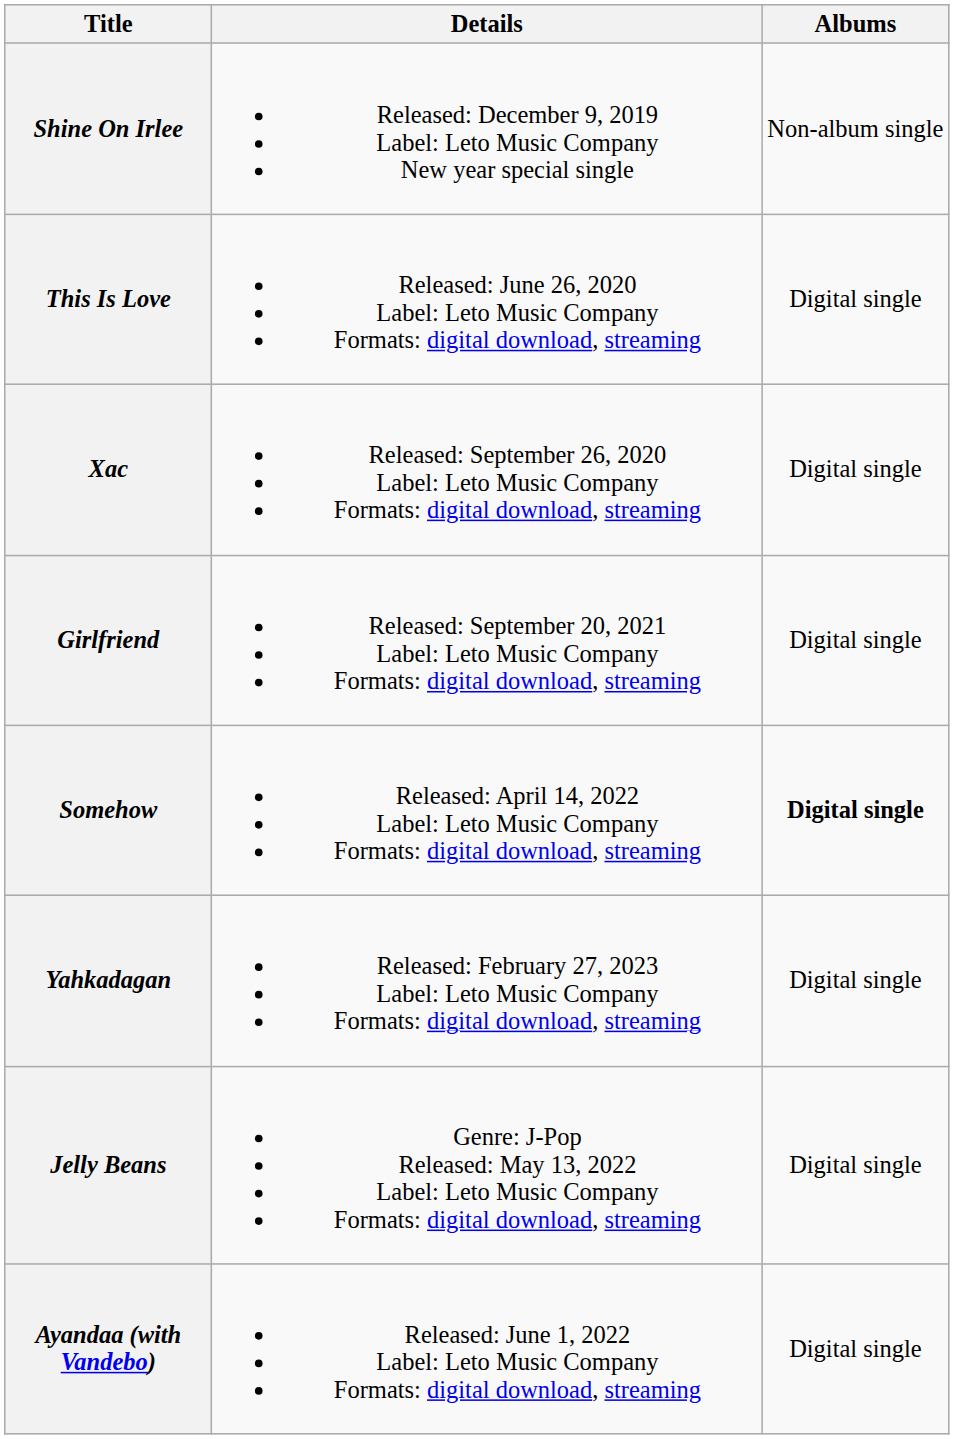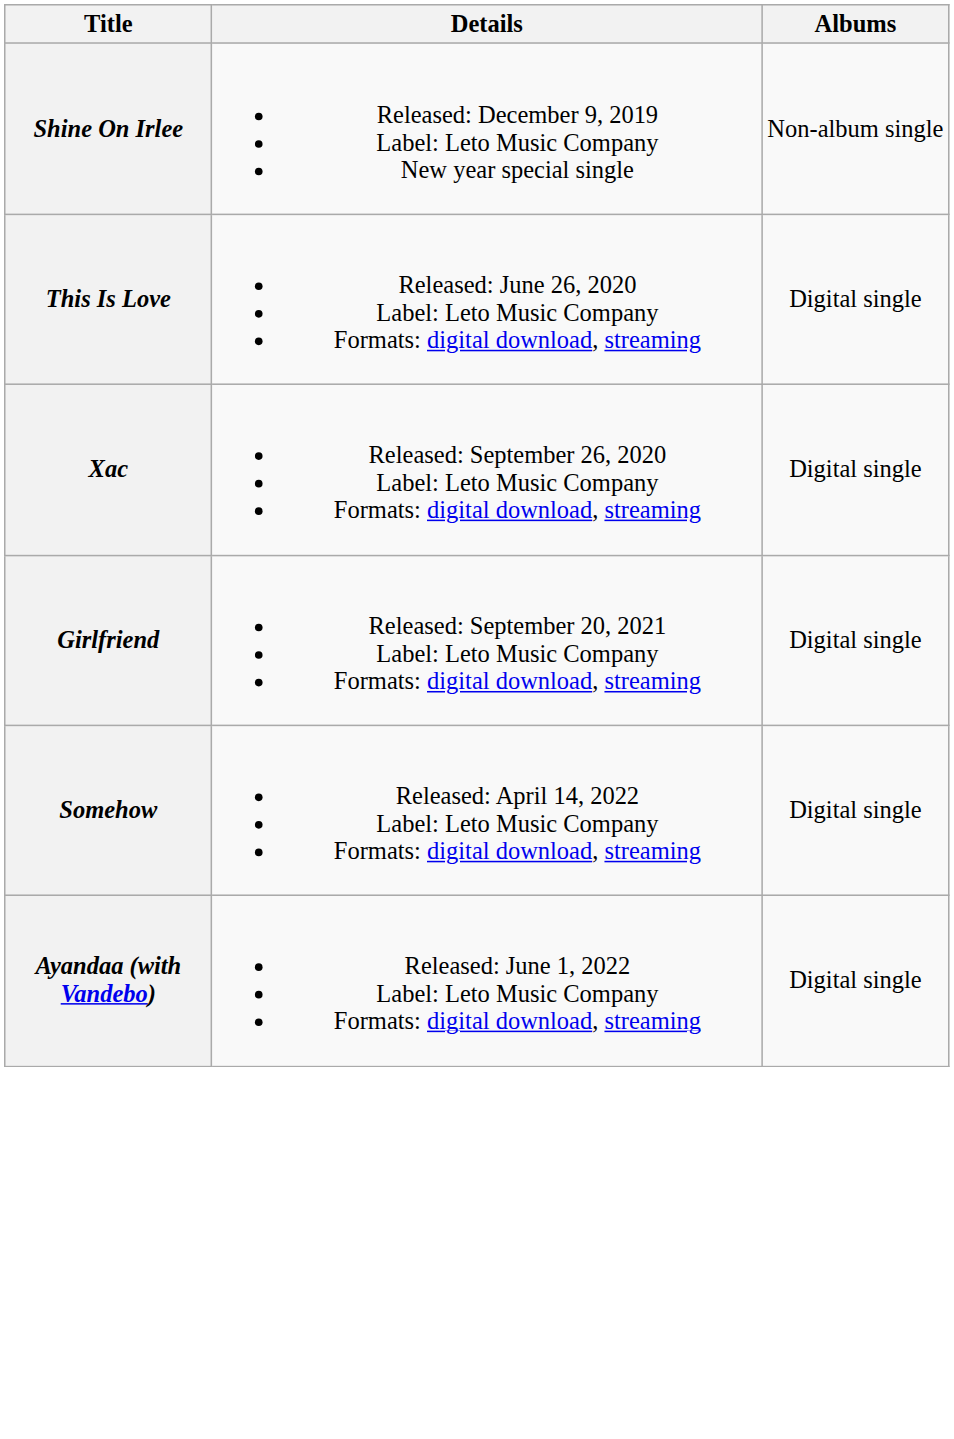(855, 810) bold -> (855, 810) normal
- row: (108, 980)
- row: (108, 1164)
